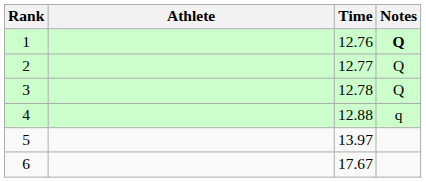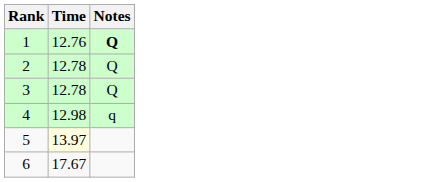- column: (191, 16)
(355, 66) 12.77 -> (69, 66) 12.78
(355, 115) 12.88 -> (69, 115) 12.98
(355, 139) no background -> (69, 139) lightyellow background
